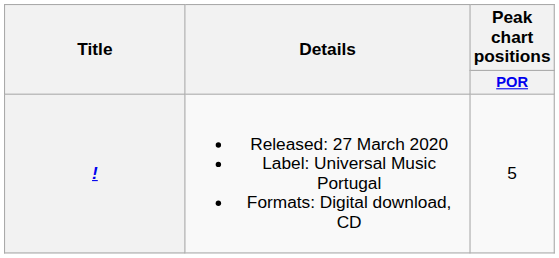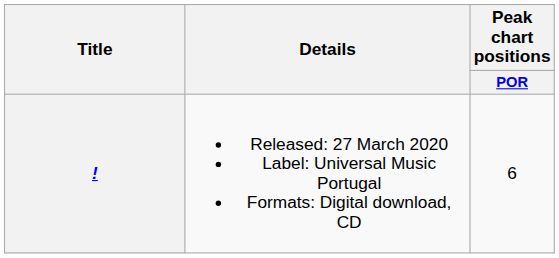(512, 173) 5 -> (512, 173) 6
